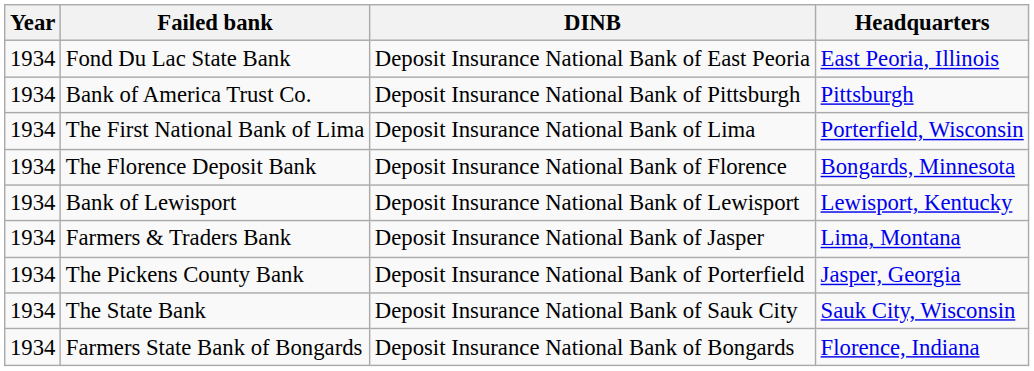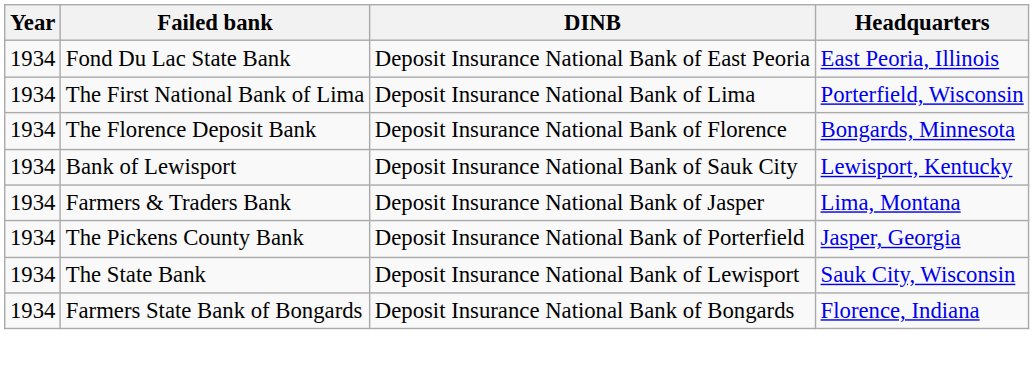- row: (189, 94)
(587, 202) Deposit Insurance National Bank of Lewisport -> (586, 166) Deposit Insurance National Bank of Sauk City
(586, 310) Deposit Insurance National Bank of Sauk City -> (587, 274) Deposit Insurance National Bank of Lewisport
